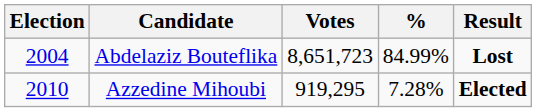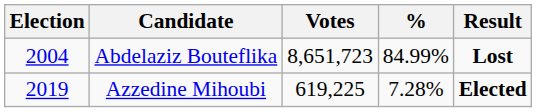(47, 89) 2010 -> (47, 89) 2019
(330, 89) 919,295 -> (330, 89) 619,225
